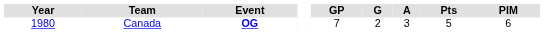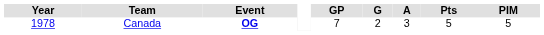(43, 24) 1980 -> (43, 24) 1978
(508, 24) 6 -> (508, 24) 5
